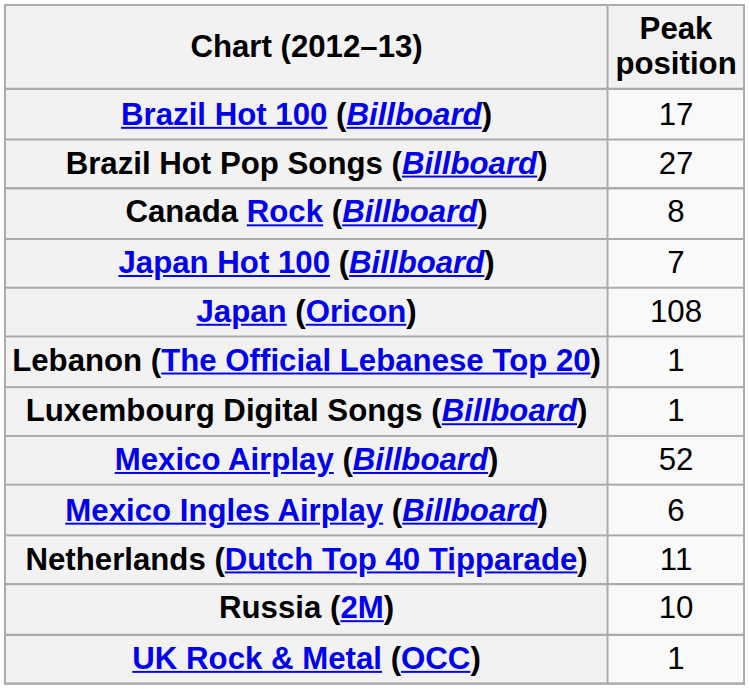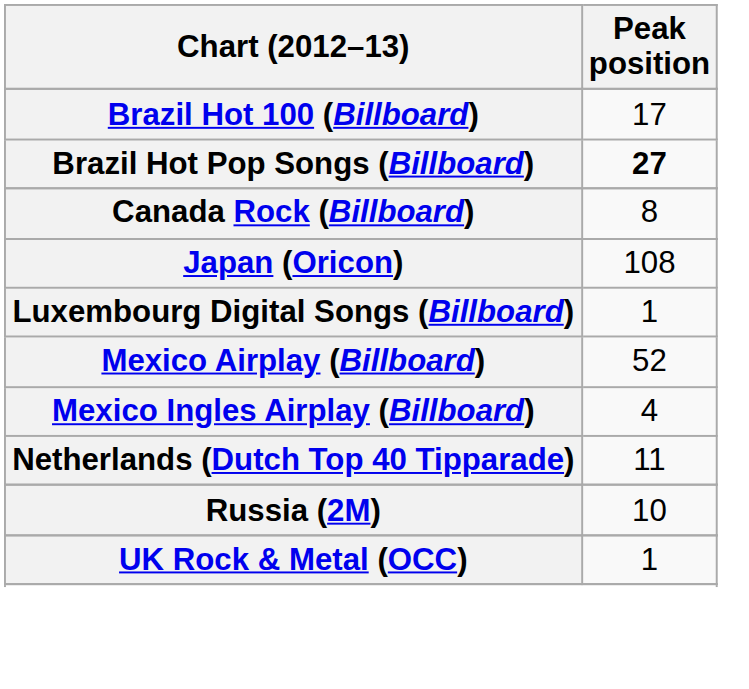(676, 163) normal -> (649, 163) bold
- row: (307, 262)
- row: (307, 361)
(676, 509) 6 -> (649, 410) 4
